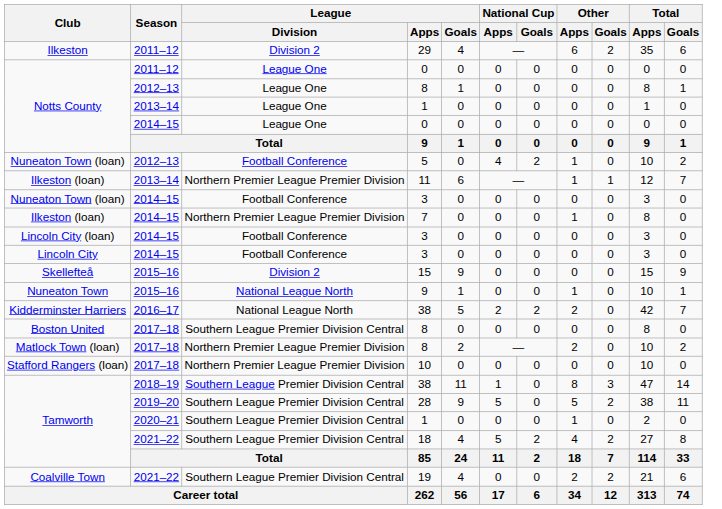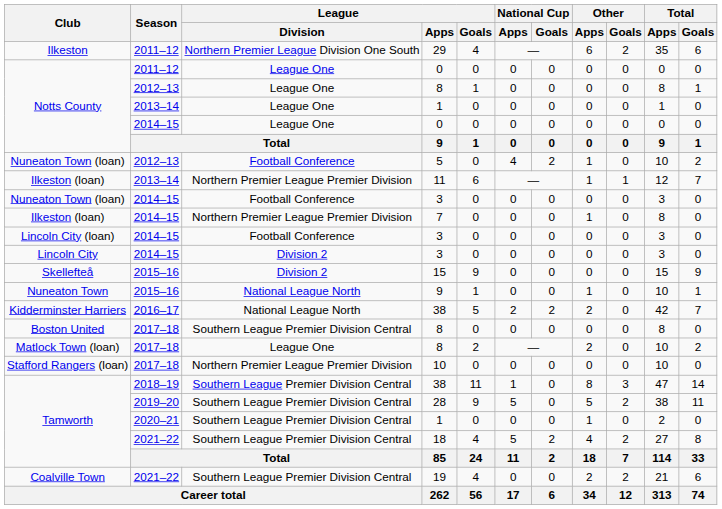(295, 50) Division 2 -> (302, 50) Northern Premier League Division One South
(295, 254) Football Conference -> (302, 254) Division 2
(295, 347) Northern Premier League Premier Division -> (302, 347) League One
